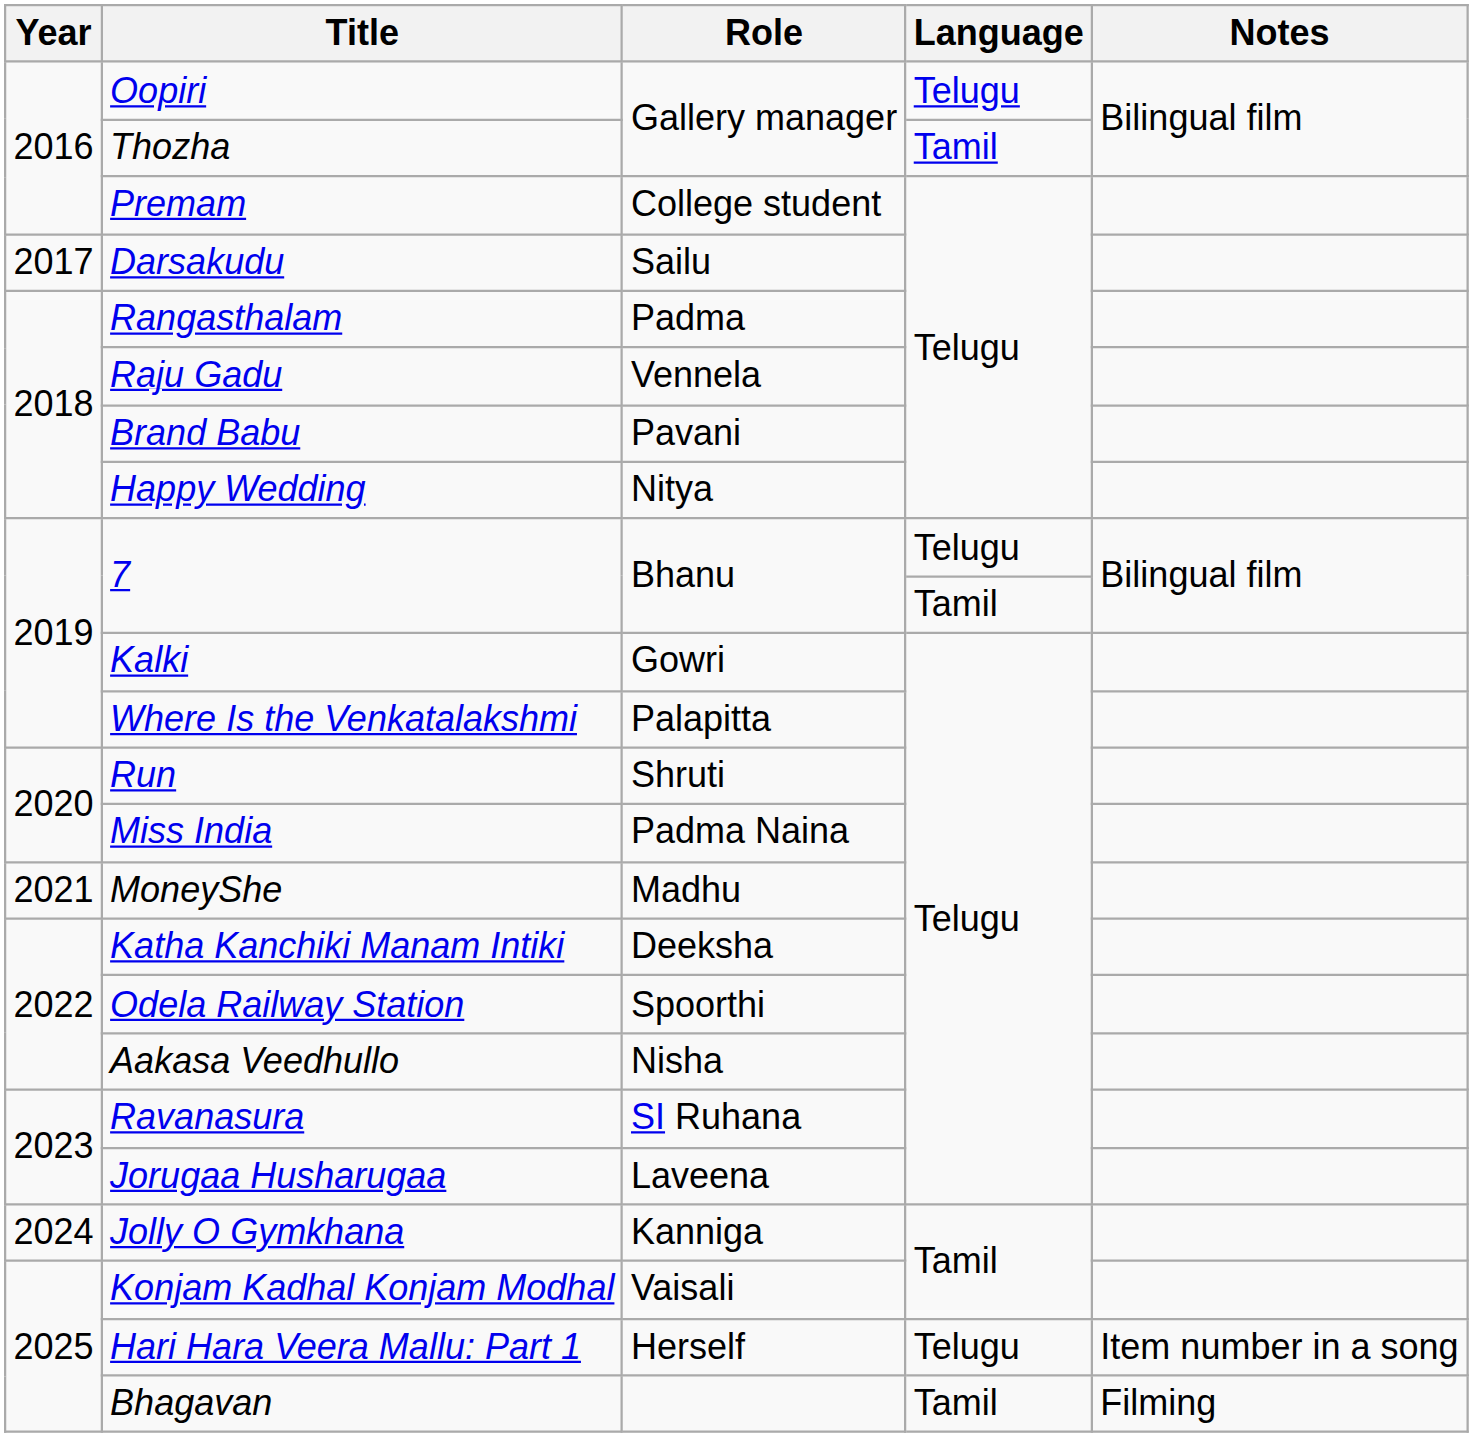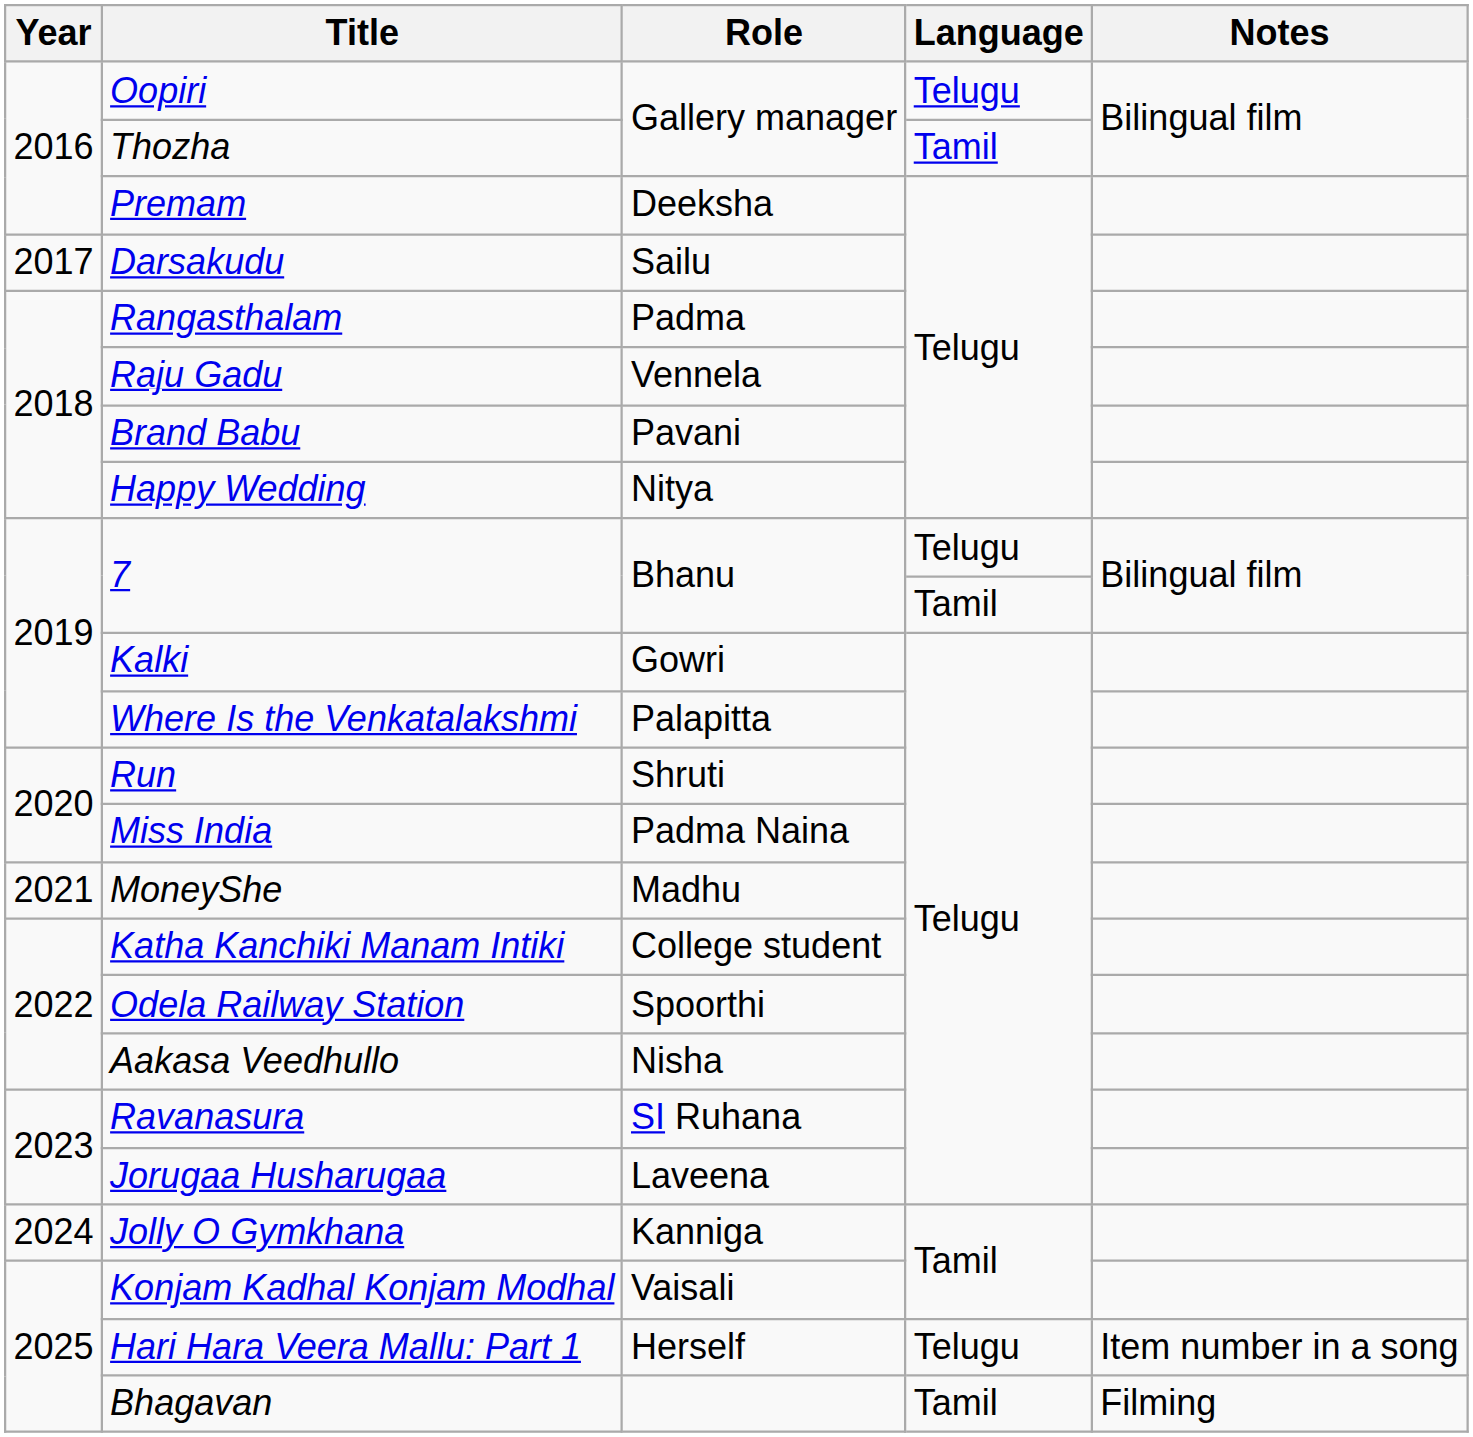(756, 204) College student -> (702, 204) Deeksha
(702, 946) Deeksha -> (756, 946) College student
